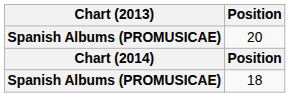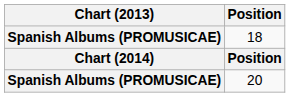rows swapped: (255, 80) <-> (255, 37)
